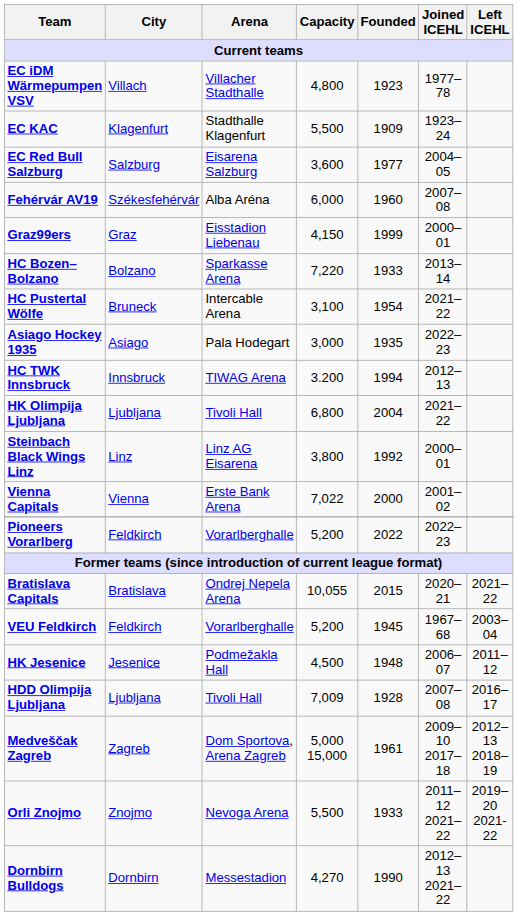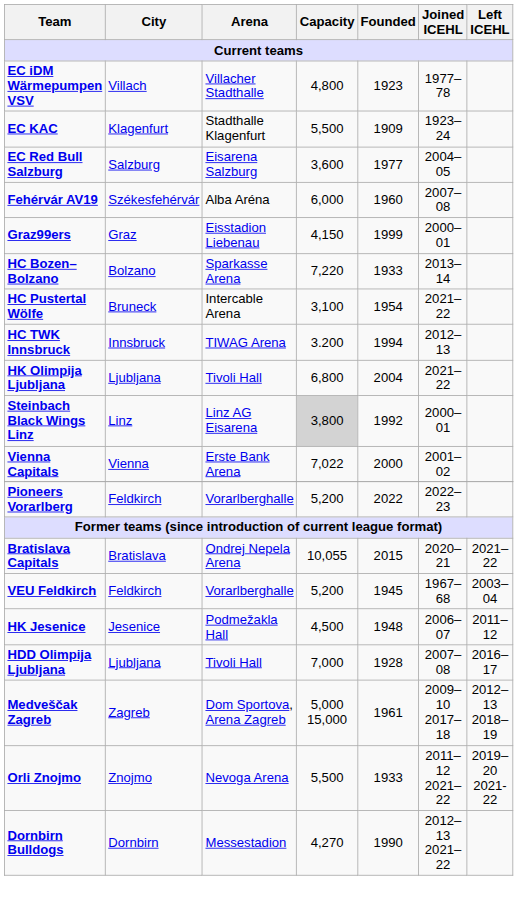- row: (54, 342)
(327, 456) no background -> (327, 420) lightgrey background
(327, 698) 7,009 -> (327, 662) 7,000
